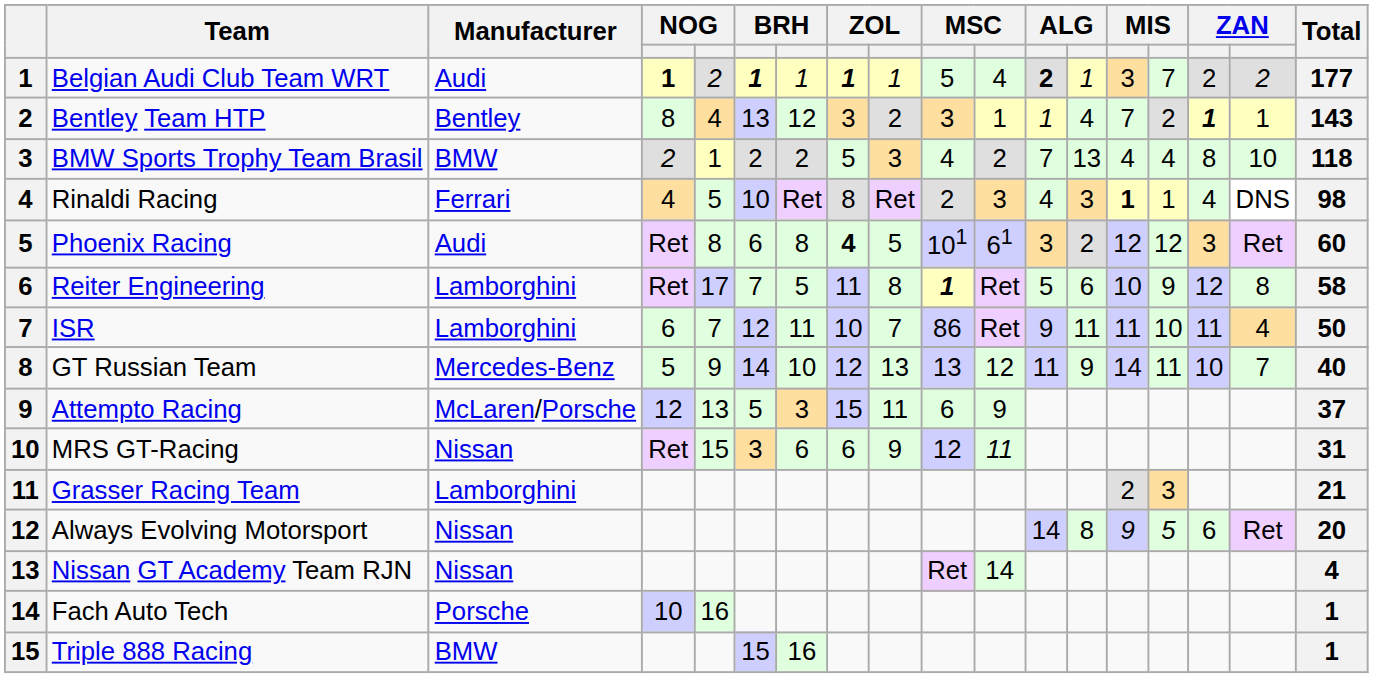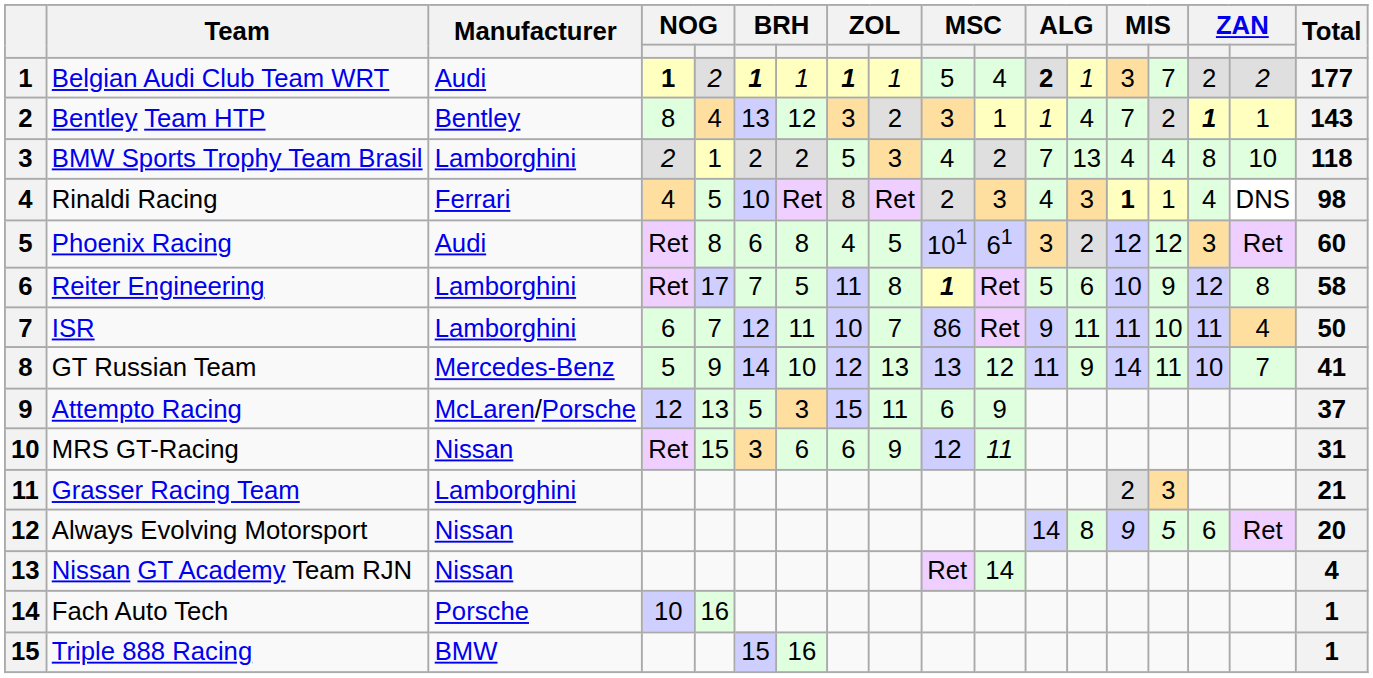(466, 159) BMW -> (505, 159) Lamborghini
(848, 243) bold -> (848, 243) normal
(1332, 368) 40 -> (1332, 368) 41
